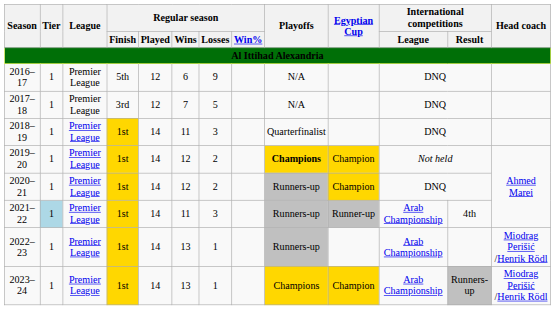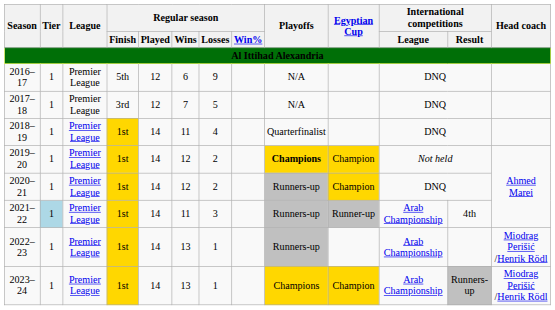(215, 132) 3 -> (215, 132) 4
